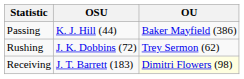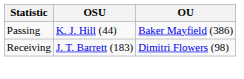- row: (25, 47)
(187, 64) lightyellow background -> (184, 47) no background
